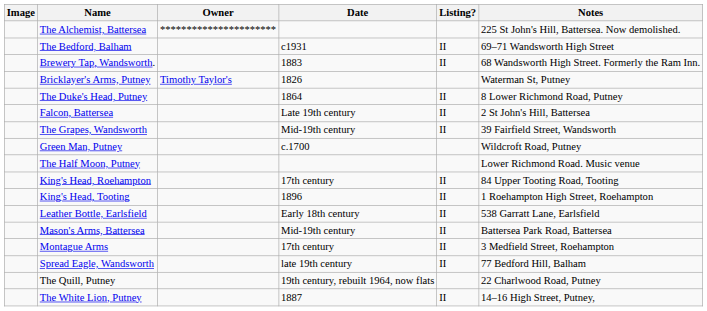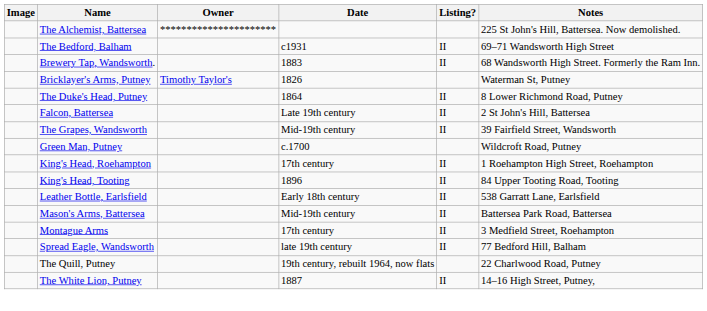- row: (90, 163)
(550, 180) 84 Upper Tooting Road, Tooting -> (567, 163) 1 Roehampton High Street, Roehampton
(567, 197) 1 Roehampton High Street, Roehampton -> (550, 180) 84 Upper Tooting Road, Tooting
